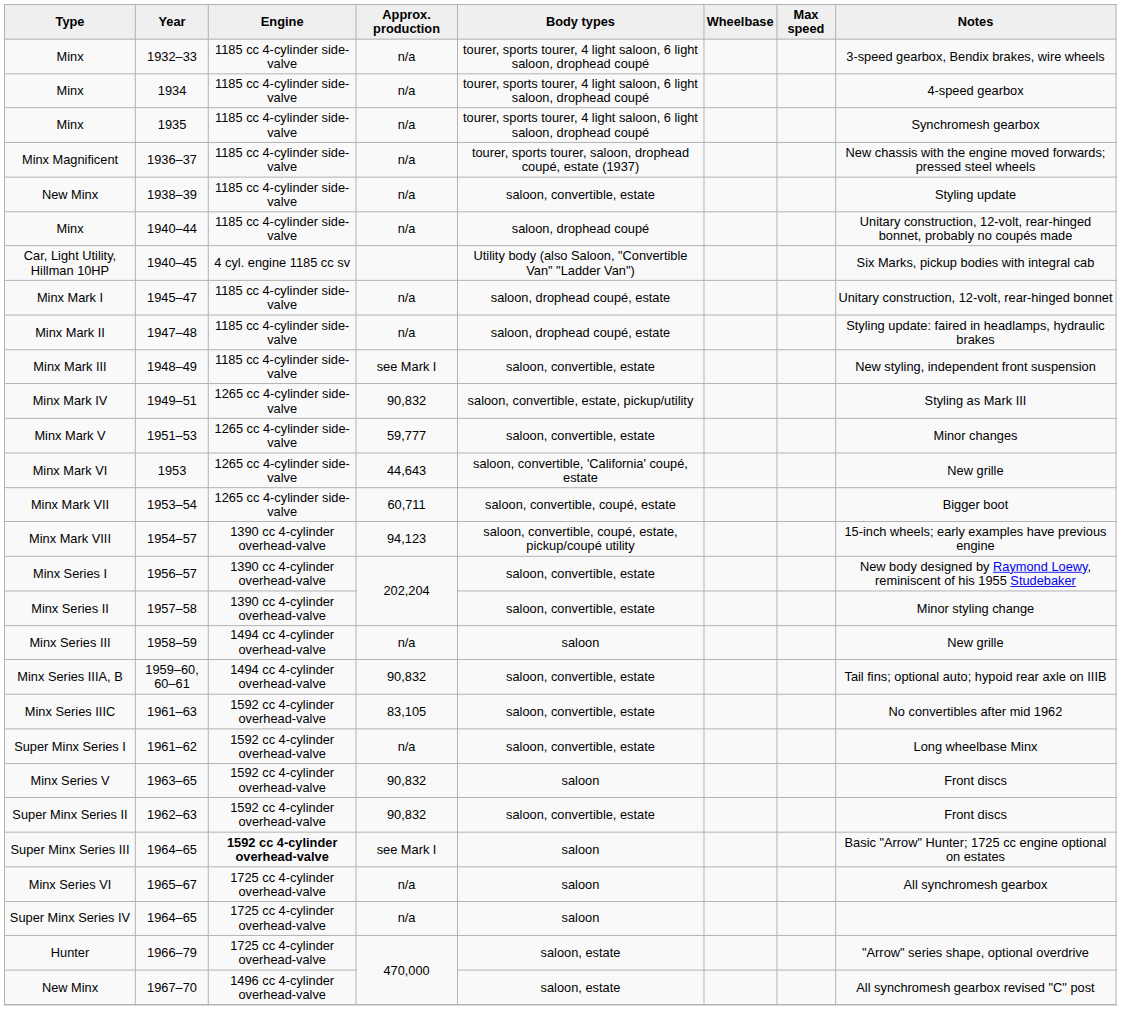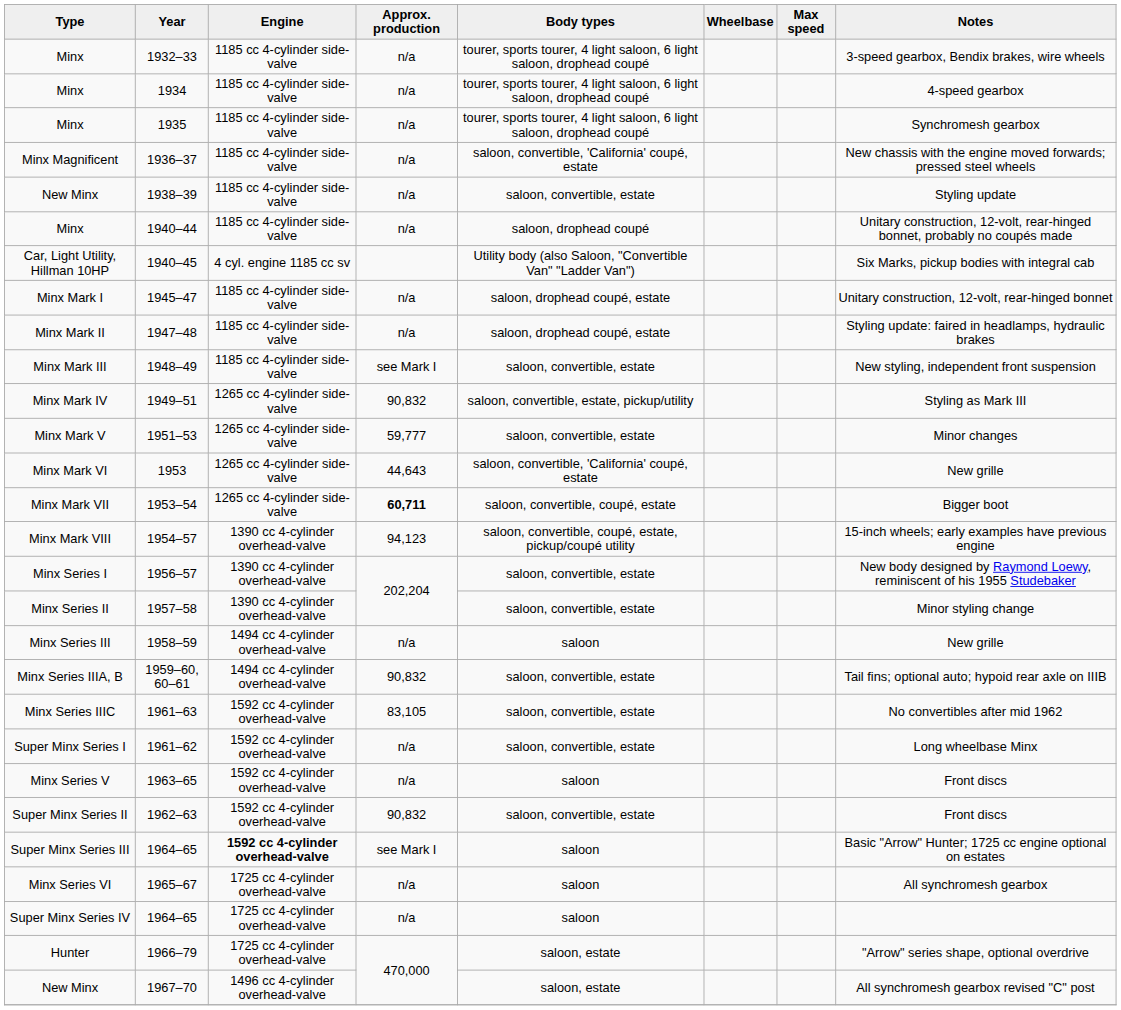(580, 160) tourer, sports tourer, saloon, drophead coupé, estate (1937) -> (580, 160) saloon, convertible, 'California' coupé, estate
(407, 505) normal -> (407, 505) bold
(407, 781) 90,832 -> (407, 781) n/a
